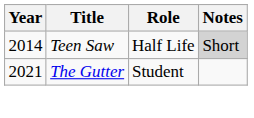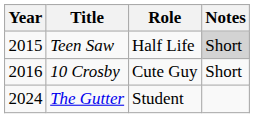(25, 44) 2014 -> (25, 44) 2015
+ row: (85, 71)
(25, 71) 2021 -> (25, 98) 2024
